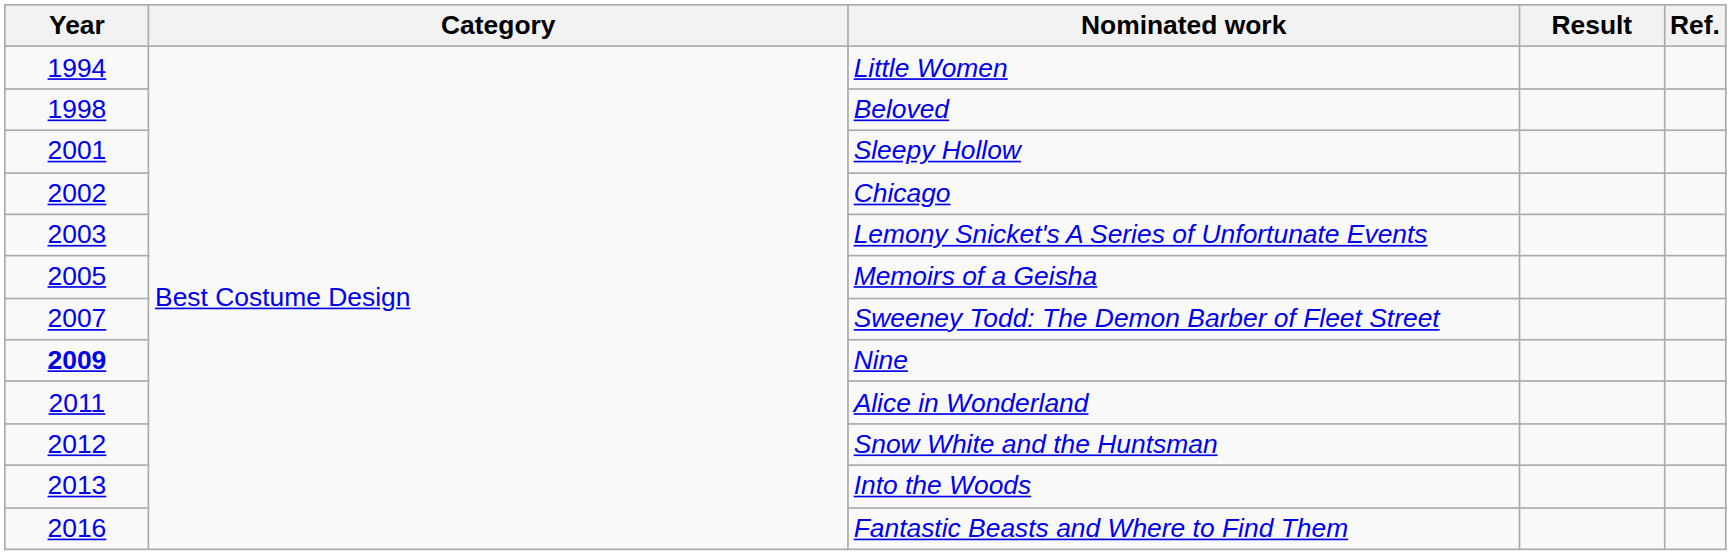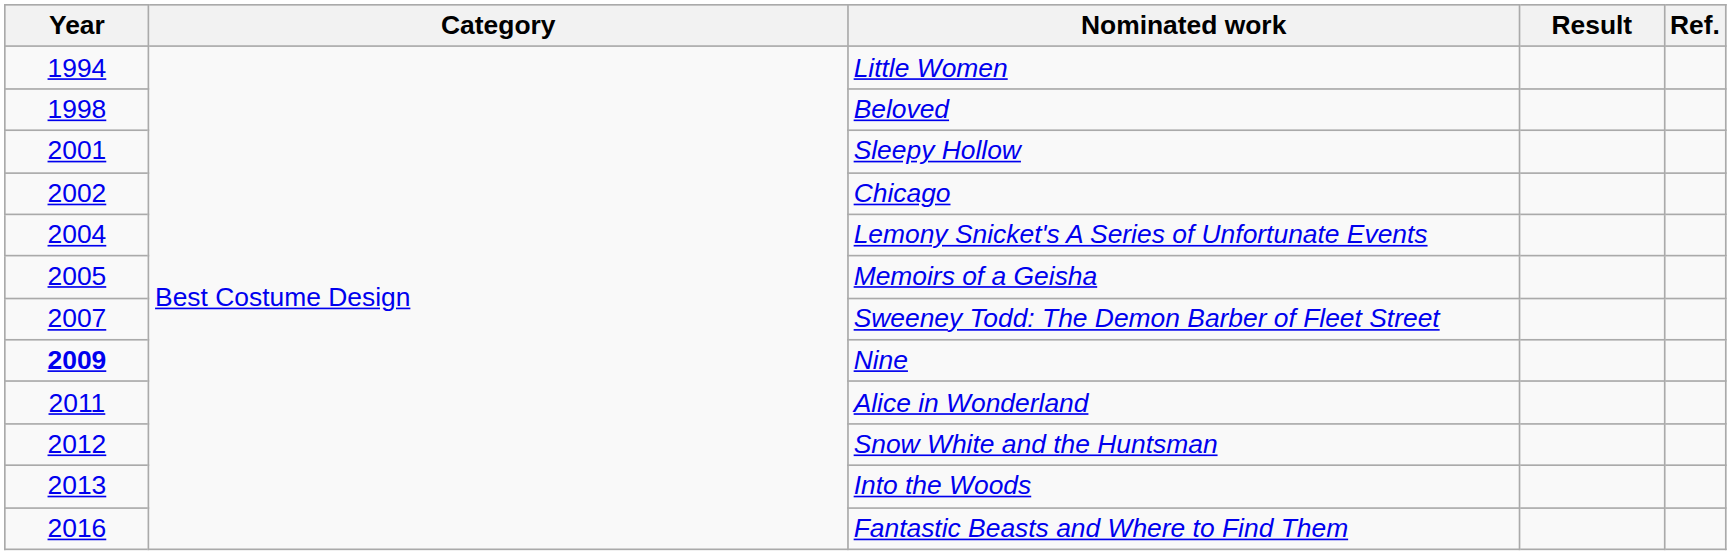(77, 234) 2003 -> (77, 234) 2004
